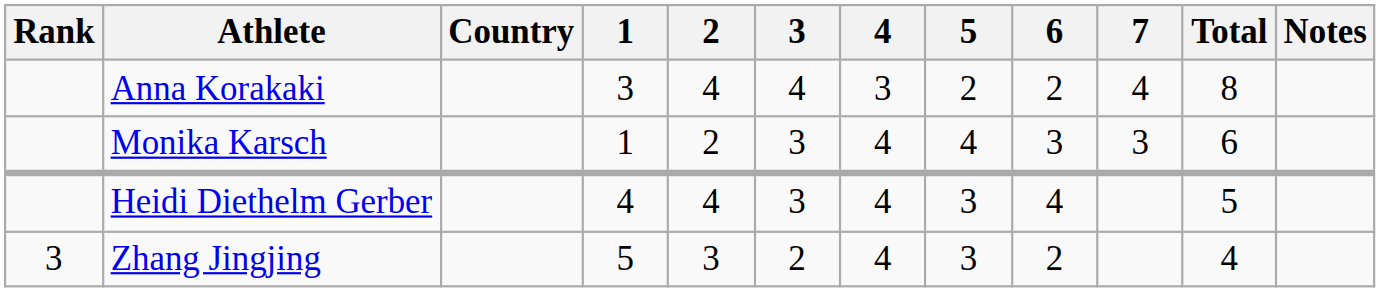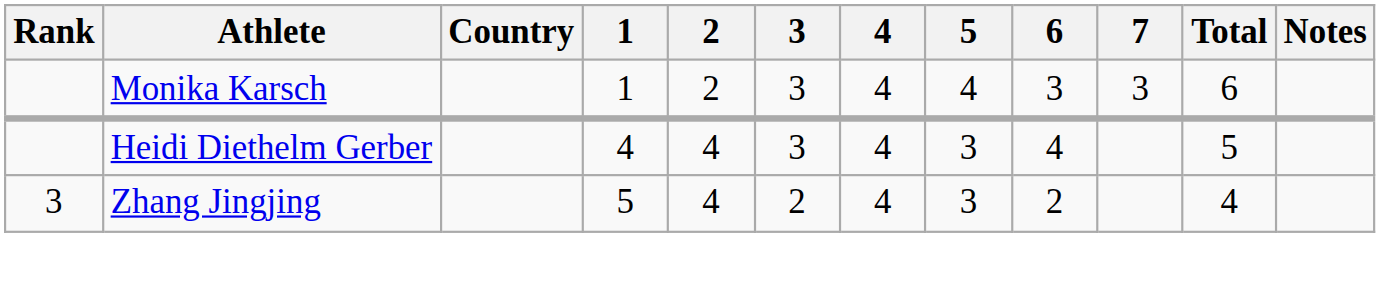- row: (218, 87)
(711, 257) 3 -> (711, 202) 4
